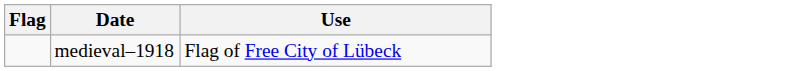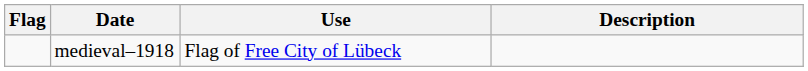+ column: (647, 19)
